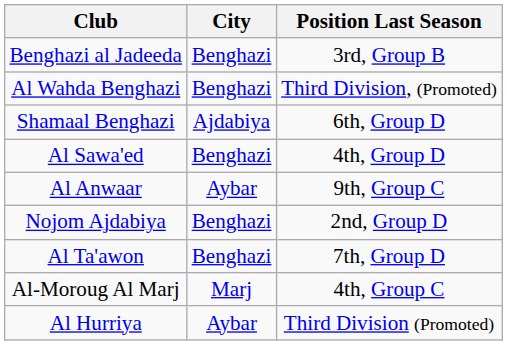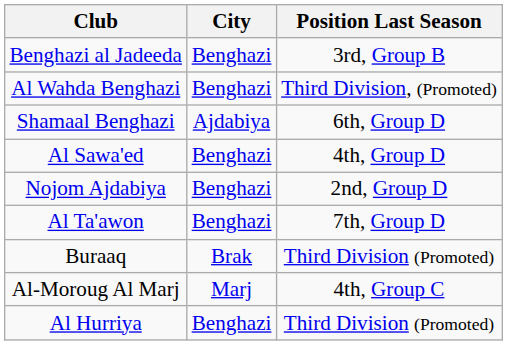- row: (96, 188)
+ row: (96, 255)
(232, 322) Aybar -> (232, 322) Benghazi
